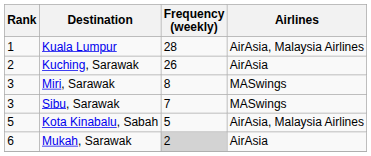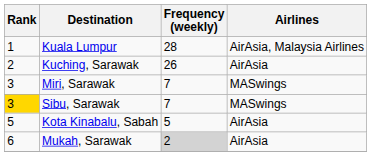(167, 84) 8 -> (167, 84) 7
(10, 103) no background -> (10, 103) gold background
(297, 122) AirAsia, Malaysia Airlines -> (249, 122) AirAsia
